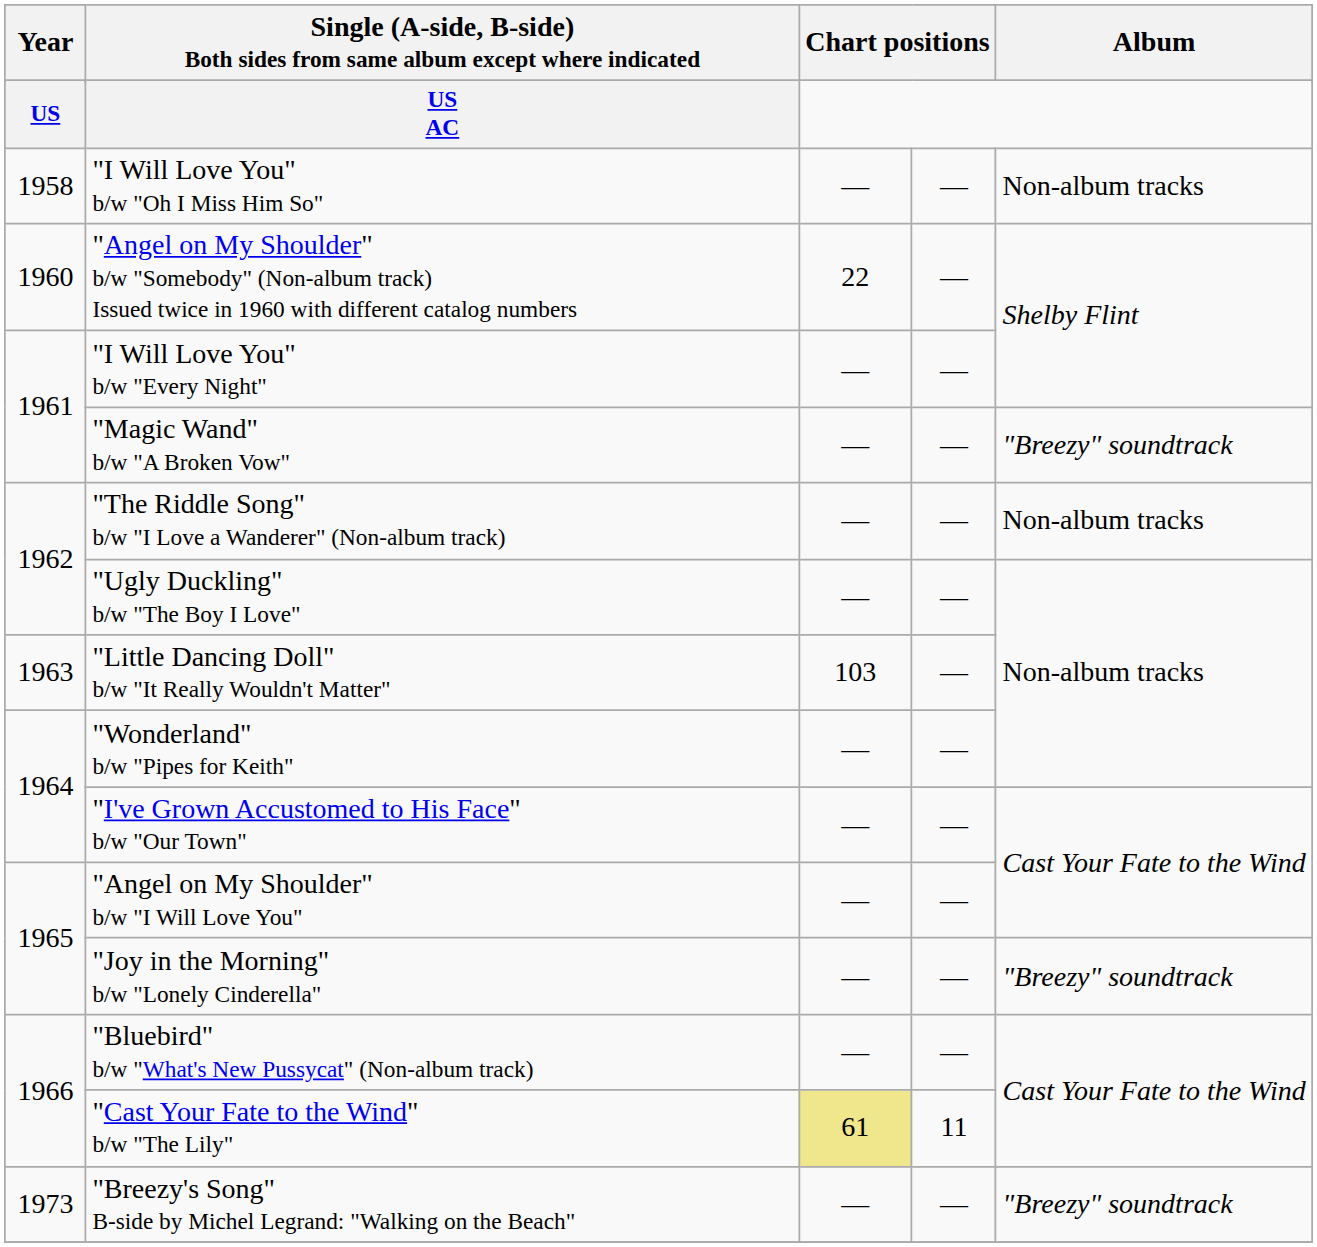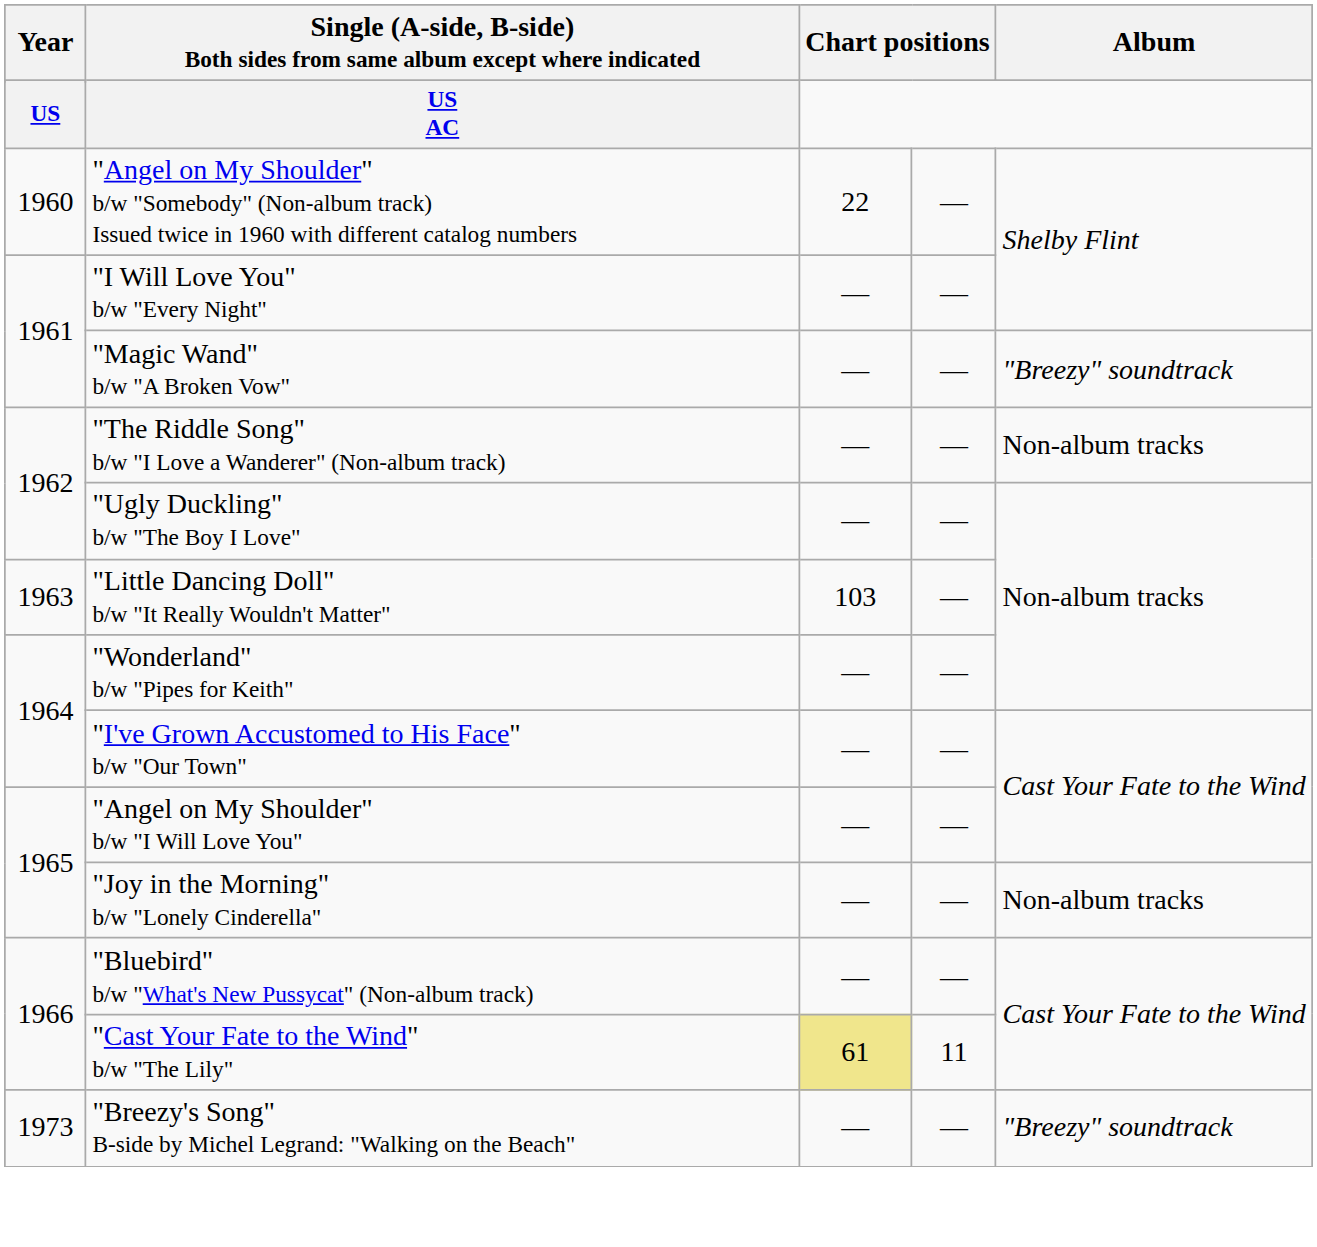- row: (208, 185)
(1118, 975) "Breezy" soundtrack -> (1103, 900) Non-album tracks
